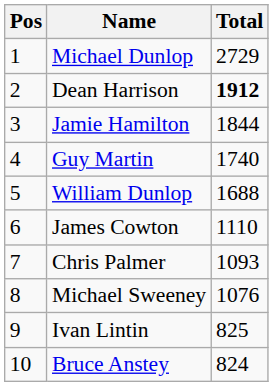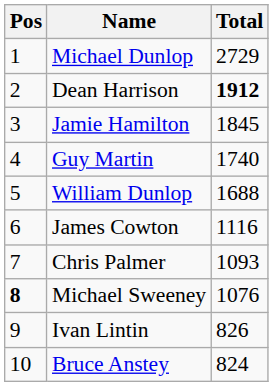(238, 124) 1844 -> (238, 124) 1845
(237, 227) 1110 -> (237, 227) 1116
(15, 295) normal -> (15, 295) bold
(232, 329) 825 -> (232, 329) 826
